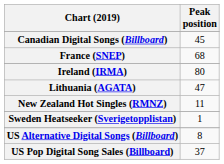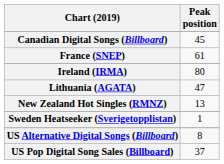(200, 55) 68 -> (200, 55) 61
(200, 103) 11 -> (200, 103) 13
